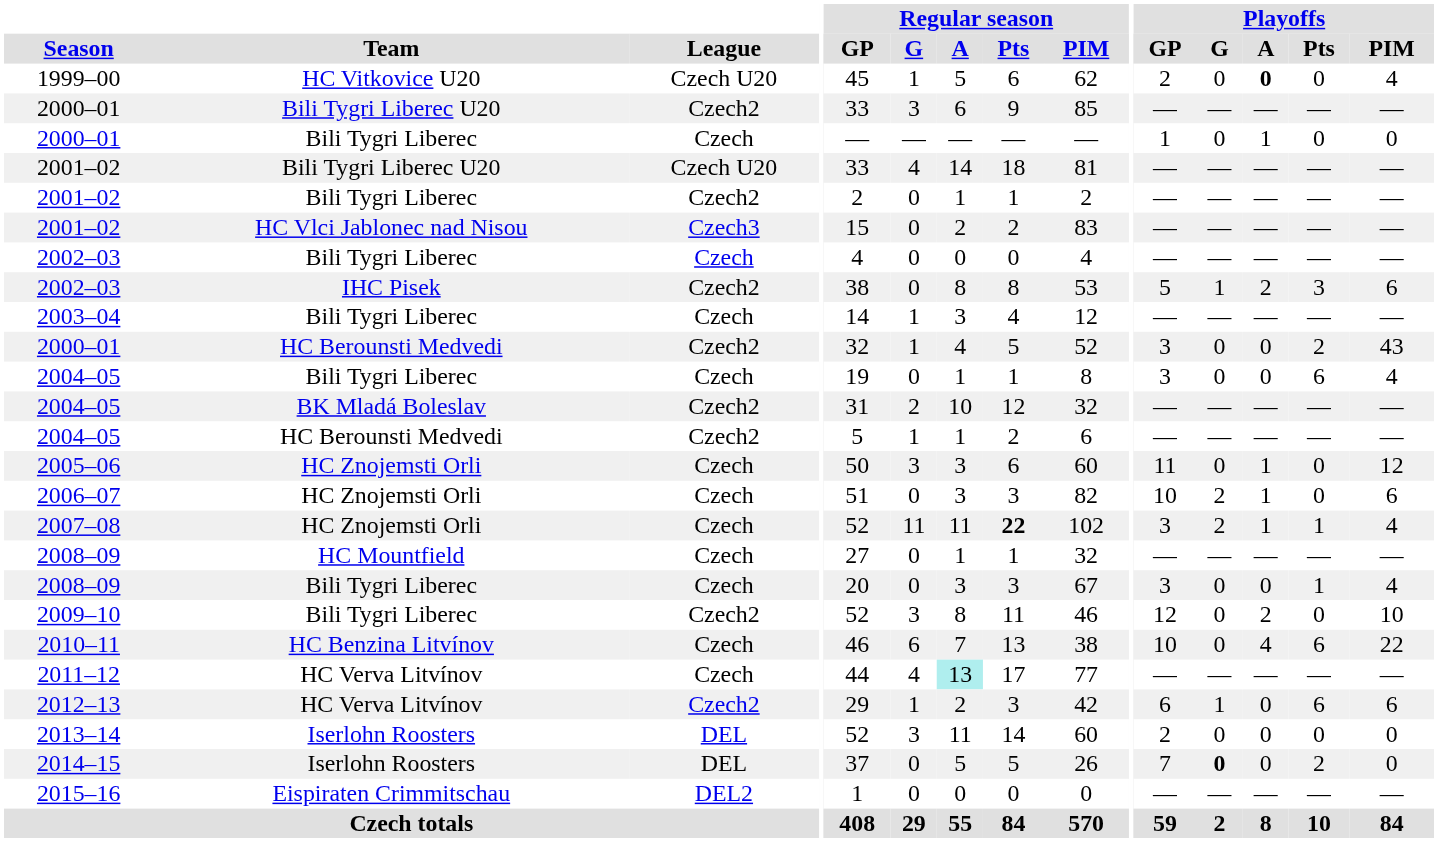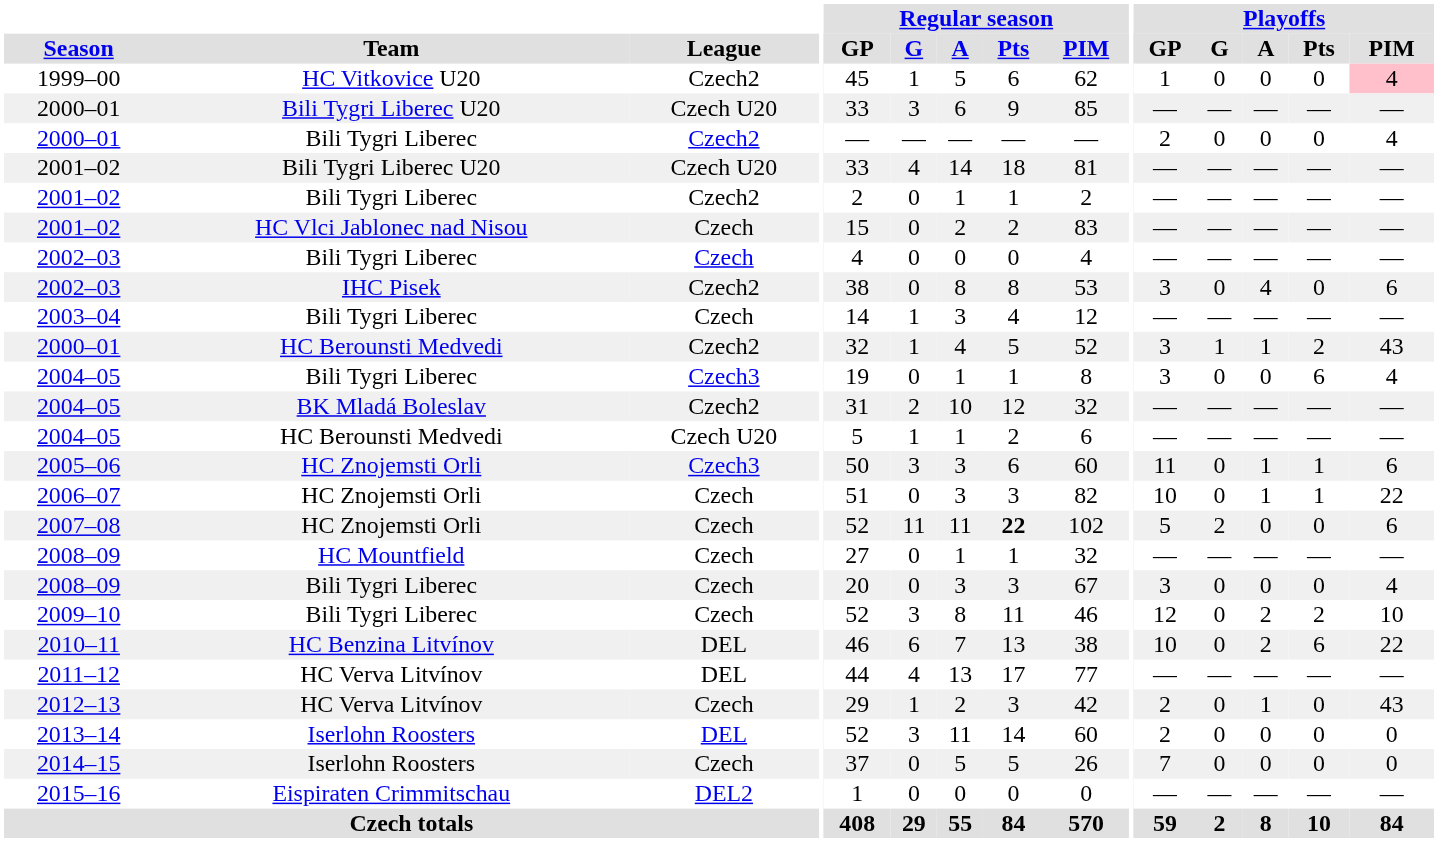(724, 78) Czech U20 -> (724, 78) Czech2
(1165, 78) 2 -> (1165, 78) 1
(1266, 78) bold -> (1266, 78) normal
(1392, 78) no background -> (1392, 78) pink background
(724, 108) Czech2 -> (724, 108) Czech U20
(724, 137) Czech -> (724, 137) Czech2
(1165, 137) 1 -> (1165, 137) 2
(1266, 137) 1 -> (1266, 137) 0
(1392, 137) 0 -> (1392, 137) 4
(724, 227) Czech3 -> (724, 227) Czech
(1165, 286) 5 -> (1165, 286) 3
(1219, 286) 1 -> (1219, 286) 0
(1266, 286) 2 -> (1266, 286) 4
(1319, 286) 3 -> (1319, 286) 0
(1219, 346) 0 -> (1219, 346) 1
(1266, 346) 0 -> (1266, 346) 1
(724, 376) Czech -> (724, 376) Czech3
(724, 435) Czech2 -> (724, 435) Czech U20
(724, 465) Czech -> (724, 465) Czech3
(1319, 465) 0 -> (1319, 465) 1
(1392, 465) 12 -> (1392, 465) 6
(1219, 495) 2 -> (1219, 495) 0
(1319, 495) 0 -> (1319, 495) 1
(1392, 495) 6 -> (1392, 495) 22
(1165, 525) 3 -> (1165, 525) 5
(1266, 525) 1 -> (1266, 525) 0
(1319, 525) 1 -> (1319, 525) 0
(1392, 525) 4 -> (1392, 525) 6
(1319, 584) 1 -> (1319, 584) 0
(724, 614) Czech2 -> (724, 614) Czech
(1319, 614) 0 -> (1319, 614) 2
(724, 644) Czech -> (724, 644) DEL
(1266, 644) 4 -> (1266, 644) 2
(724, 674) Czech -> (724, 674) DEL
(960, 674) paleturquoise background -> (960, 674) no background
(724, 704) Czech2 -> (724, 704) Czech
(1165, 704) 6 -> (1165, 704) 2
(1219, 704) 1 -> (1219, 704) 0
(1266, 704) 0 -> (1266, 704) 1
(1319, 704) 6 -> (1319, 704) 0
(1392, 704) 6 -> (1392, 704) 43
(724, 763) DEL -> (724, 763) Czech
(1219, 763) bold -> (1219, 763) normal
(1319, 763) 2 -> (1319, 763) 0
